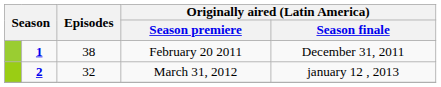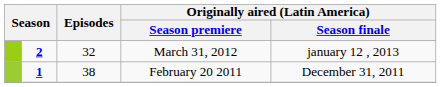rows swapped: (196, 51) <-> (196, 72)
